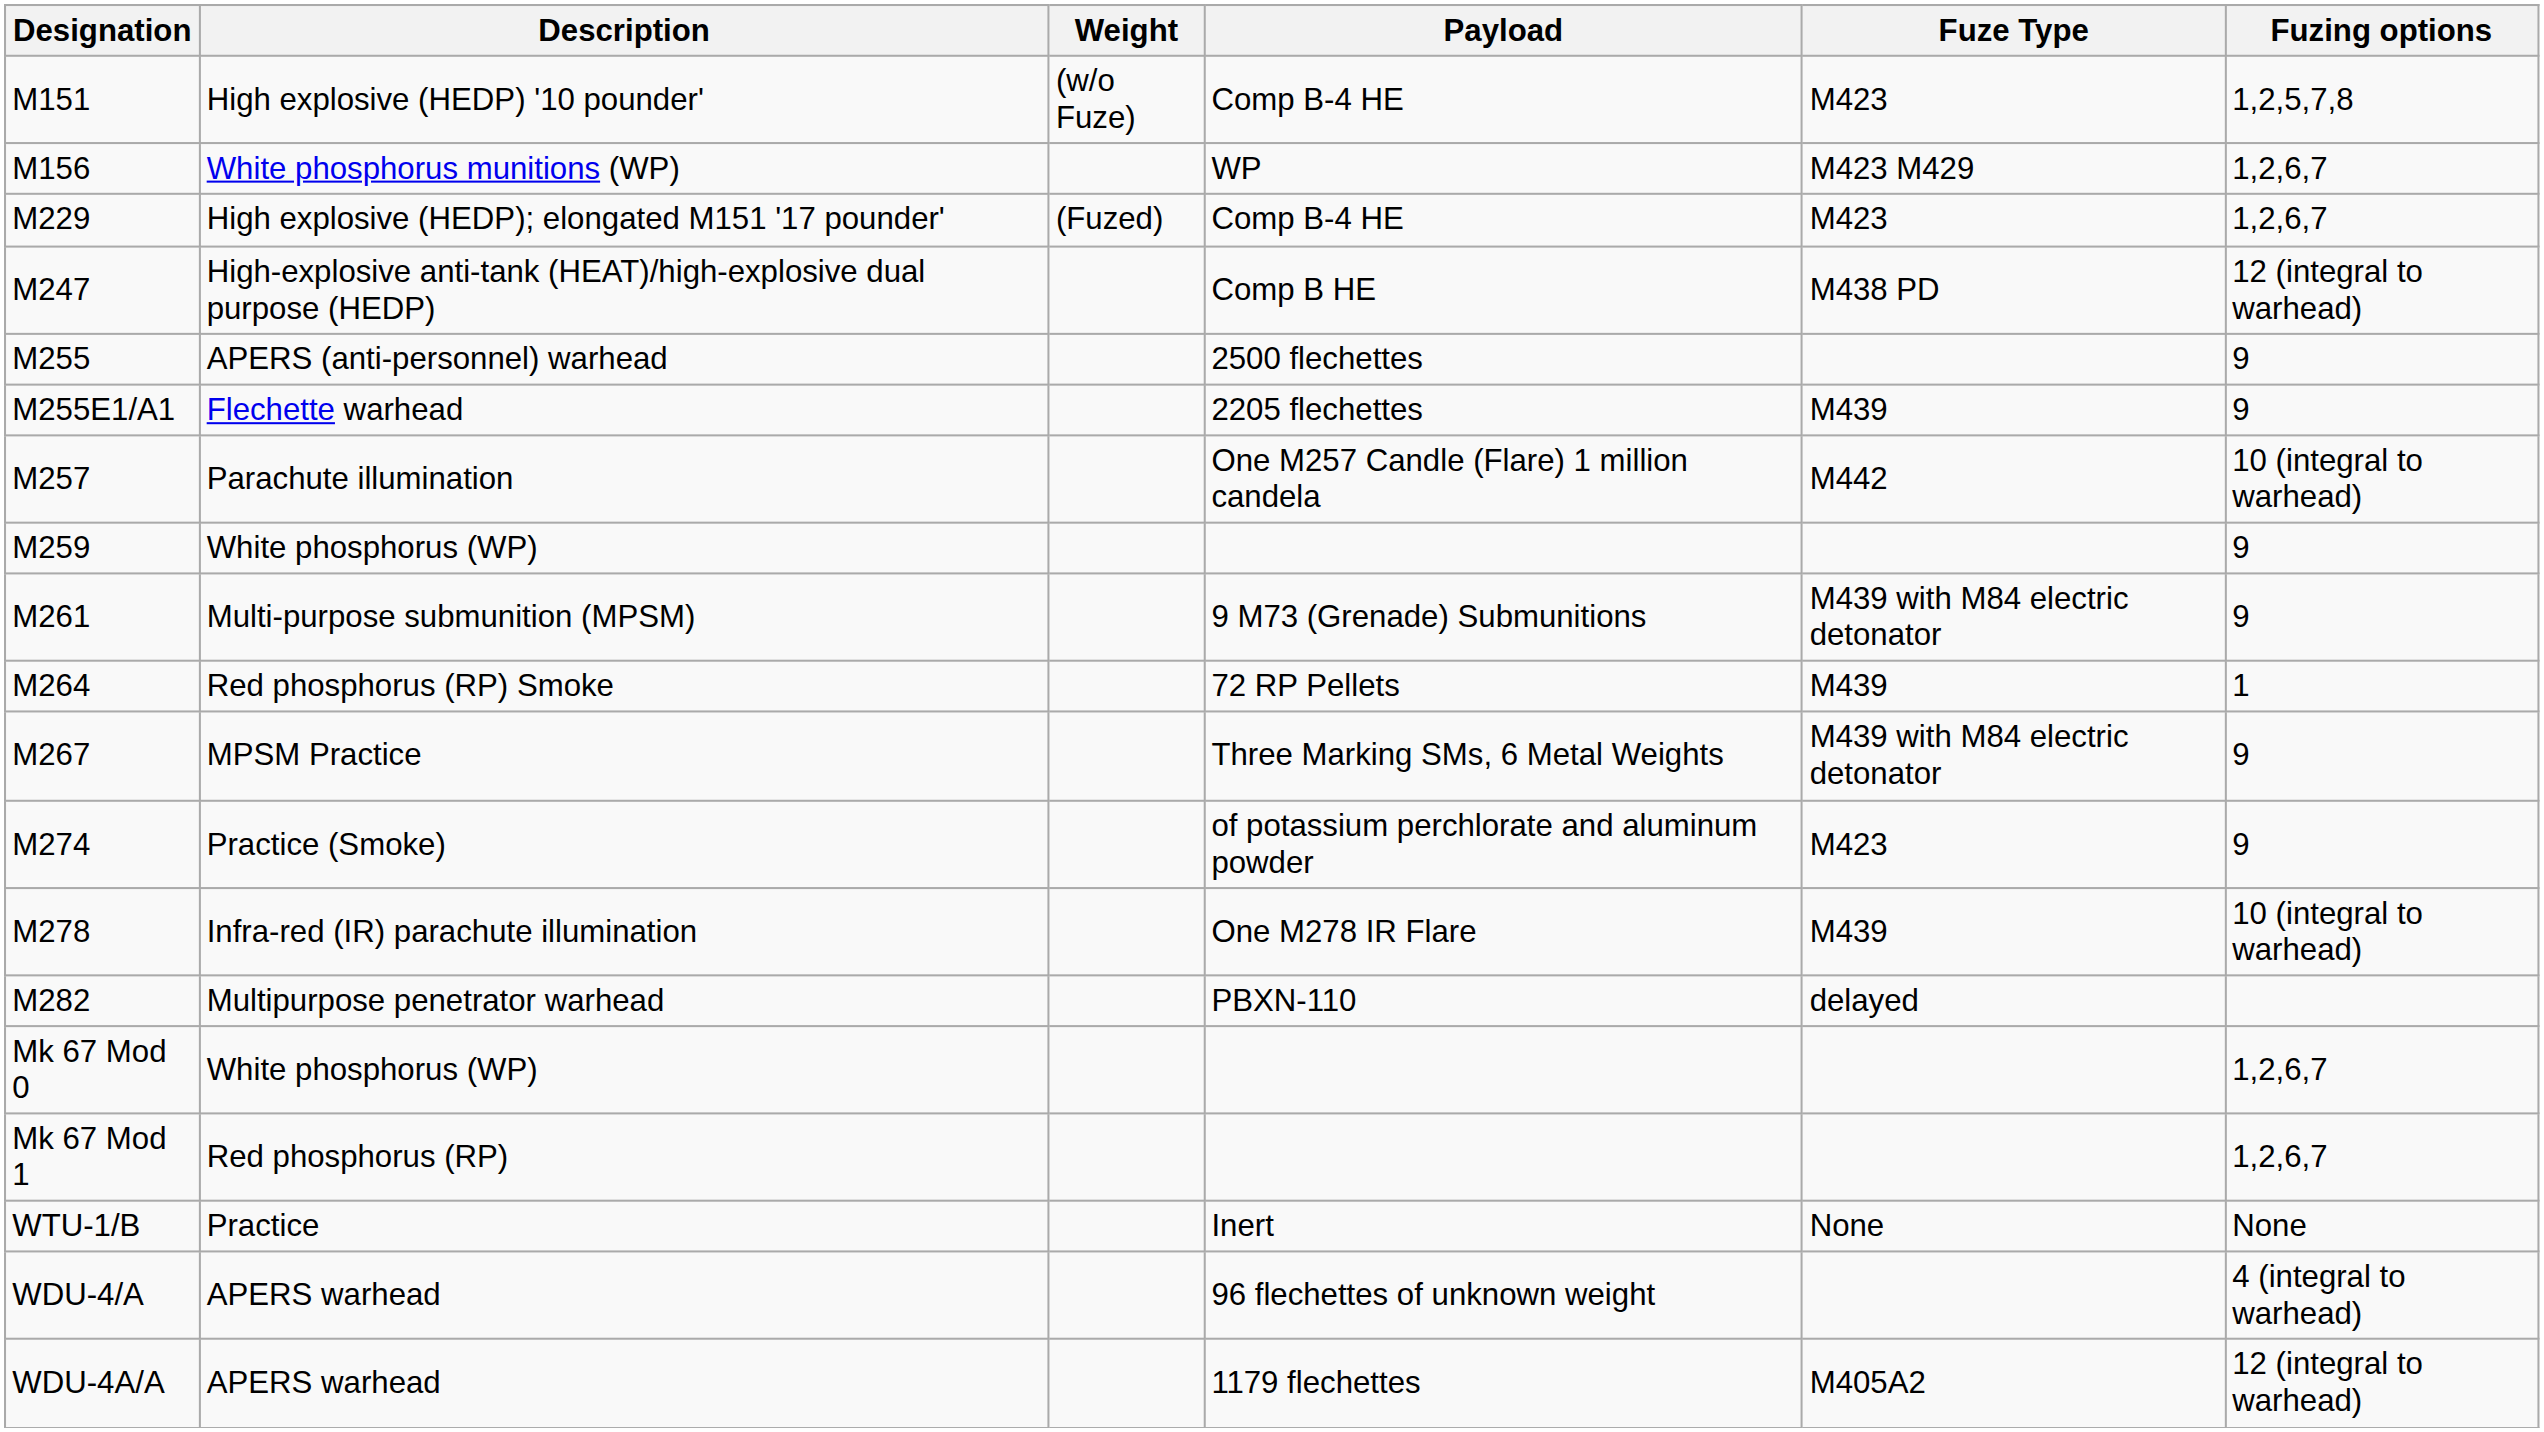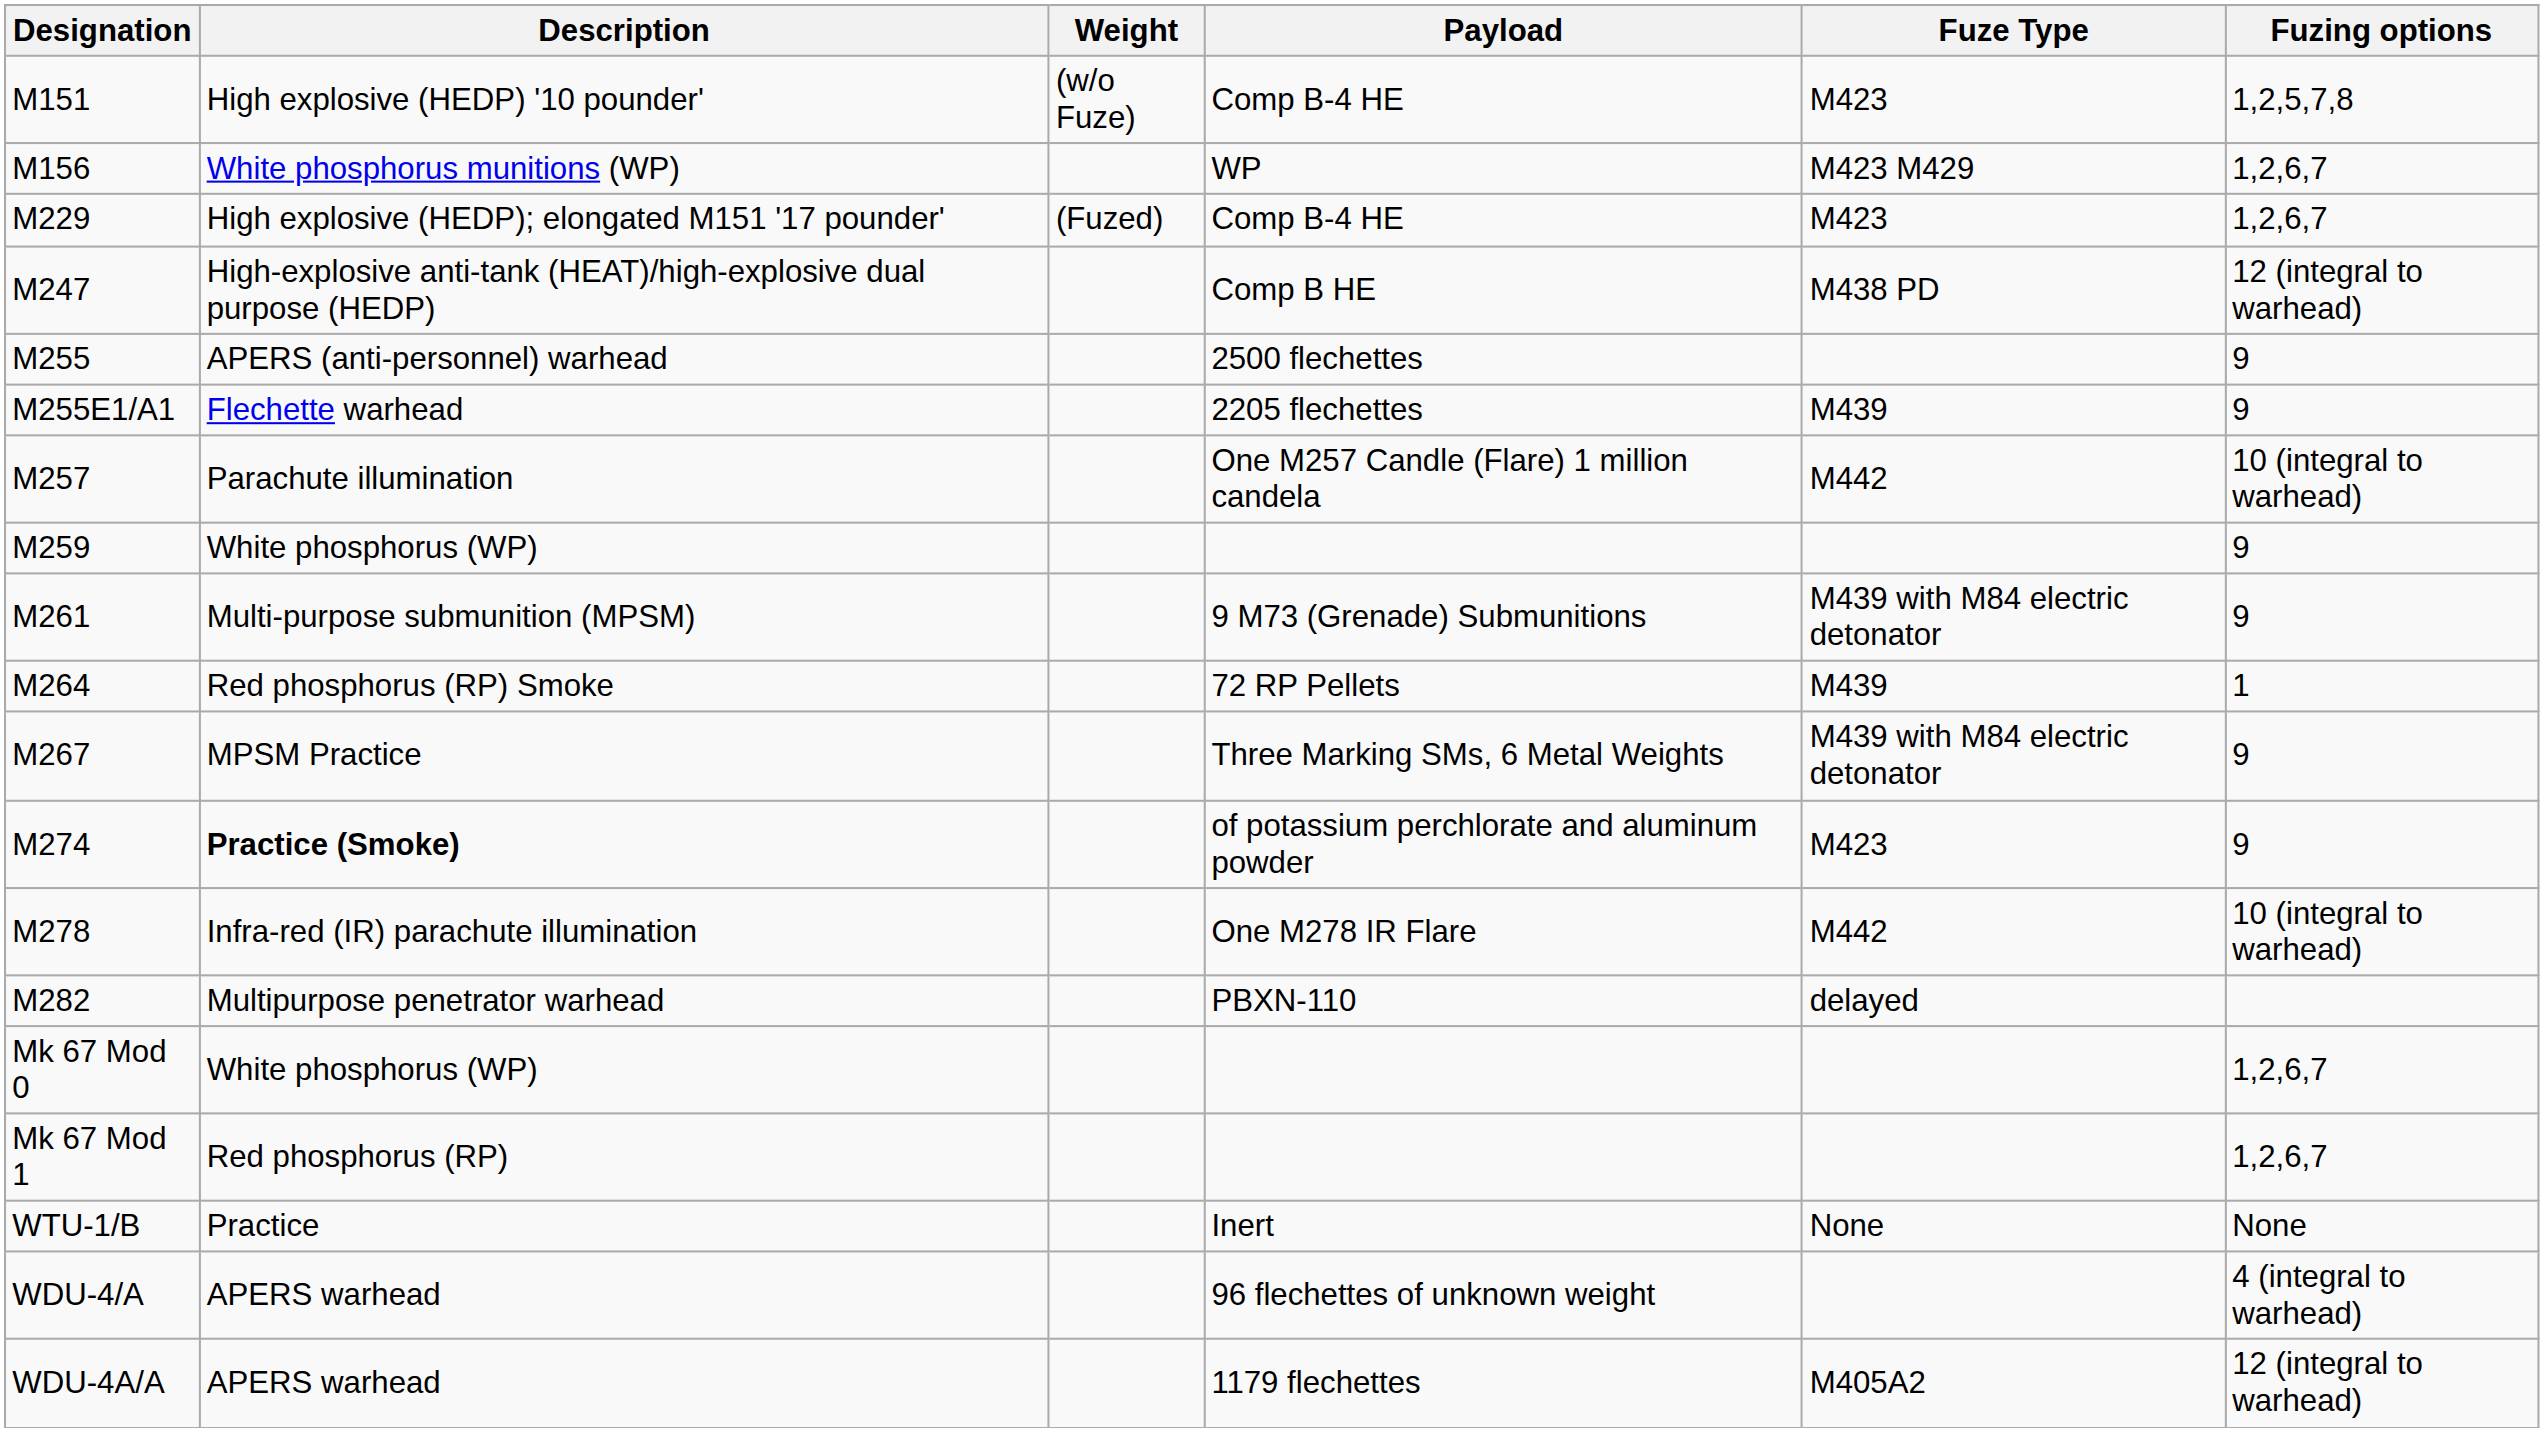(326, 843) normal -> (333, 843) bold
(1849, 930) M439 -> (1849, 930) M442
